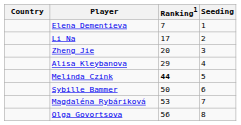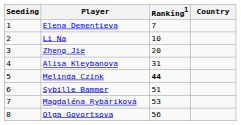columns swapped: (27, 12) <-> (218, 12)
(165, 38) 17 -> (156, 38) 10
(165, 64) 29 -> (156, 64) 31
(165, 89) 50 -> (156, 89) 51
